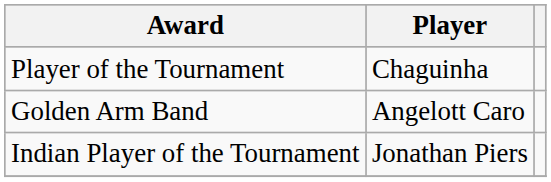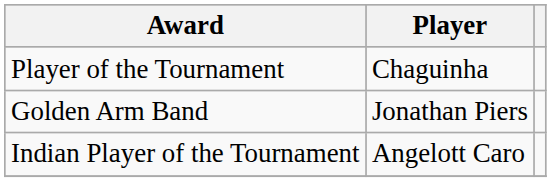(448, 111) Angelott Caro -> (450, 111) Jonathan Piers
(450, 153) Jonathan Piers -> (448, 153) Angelott Caro
